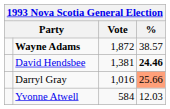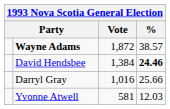(122, 63) 1,381 -> (122, 63) 1,384
(151, 79) lightsalmon background -> (151, 79) no background
(126, 96) 584 -> (126, 96) 581
